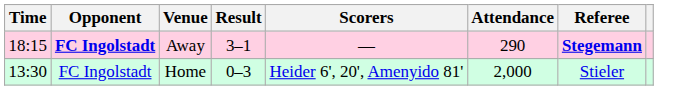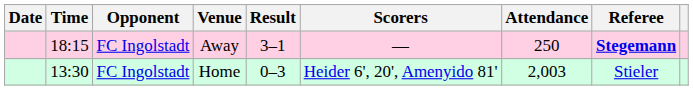+ column: (25, 17)
(105, 44) bold -> (143, 44) normal
(513, 44) 290 -> (547, 44) 250
(513, 71) 2,000 -> (547, 71) 2,003
